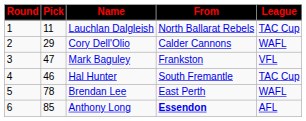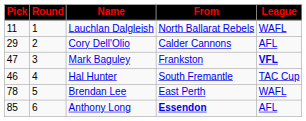columns swapped: (23, 12) <-> (54, 12)
(279, 28) TAC Cup -> (273, 28) WAFL
(273, 44) WAFL -> (268, 44) AFL
(268, 60) normal -> (268, 60) bold
